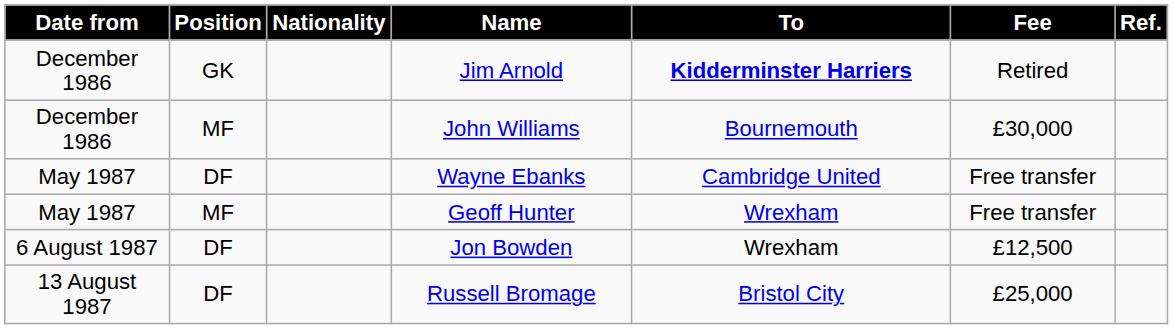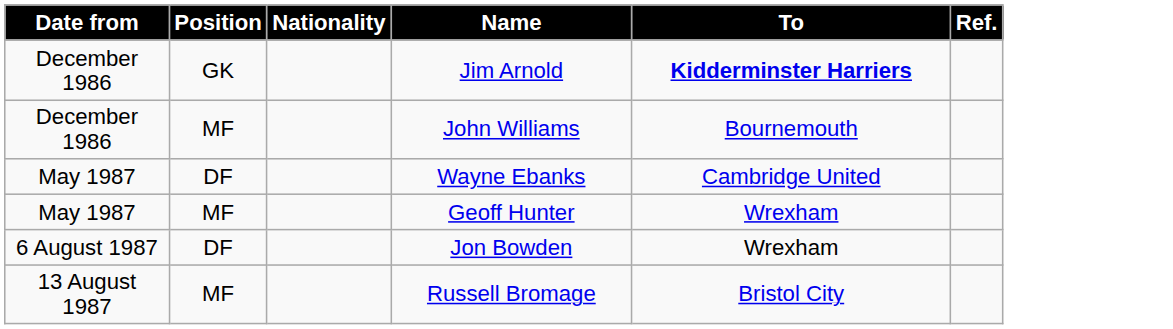- column: (1033, 23)
(218, 294) DF -> (218, 294) MF
